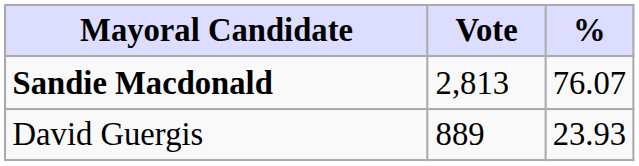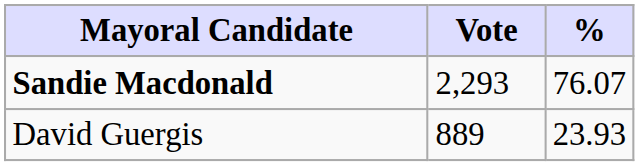(472, 82) 2,813 -> (472, 82) 2,293
